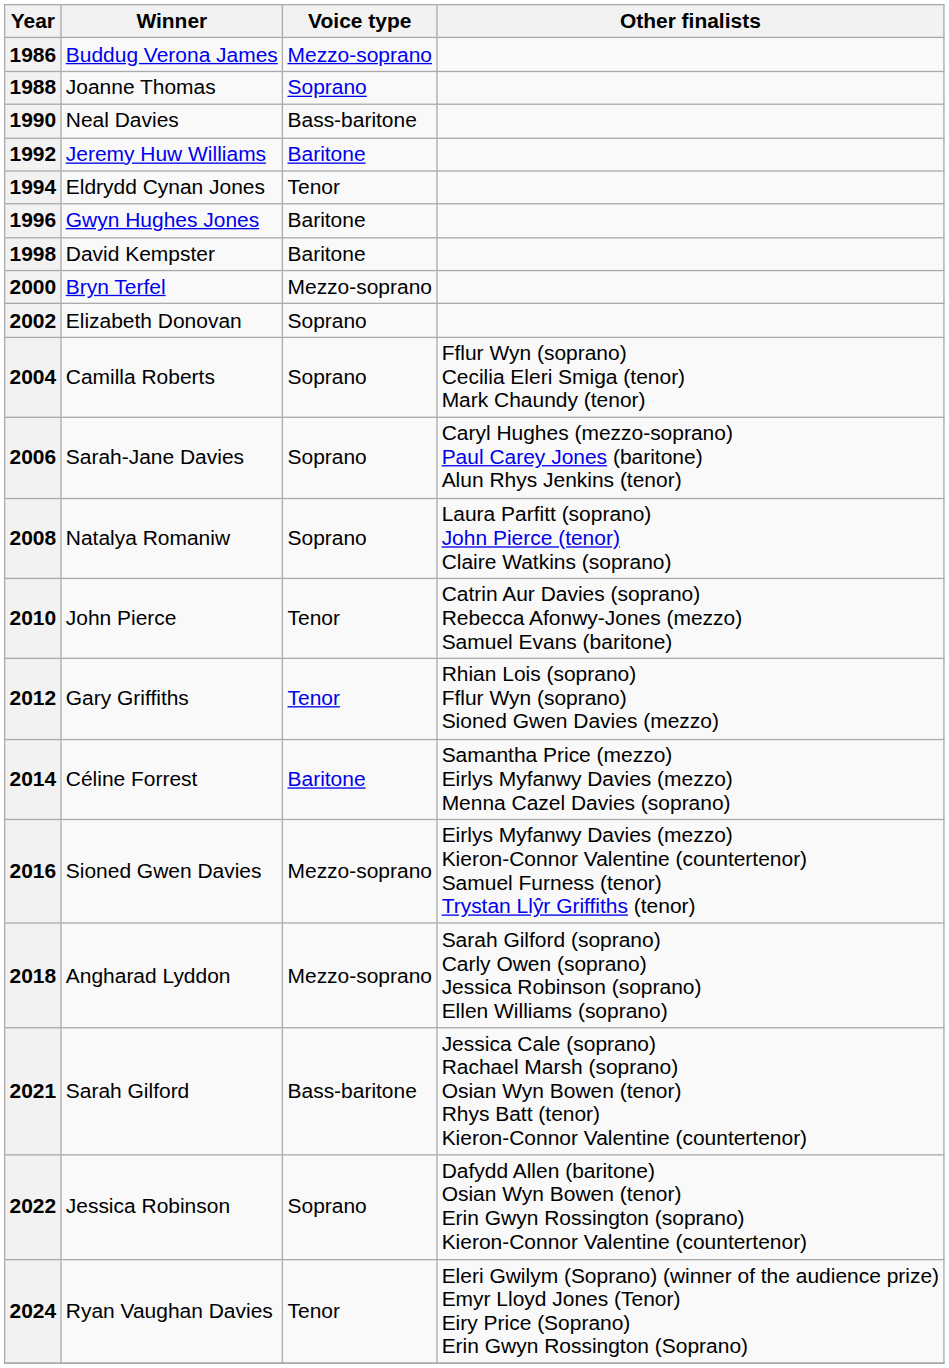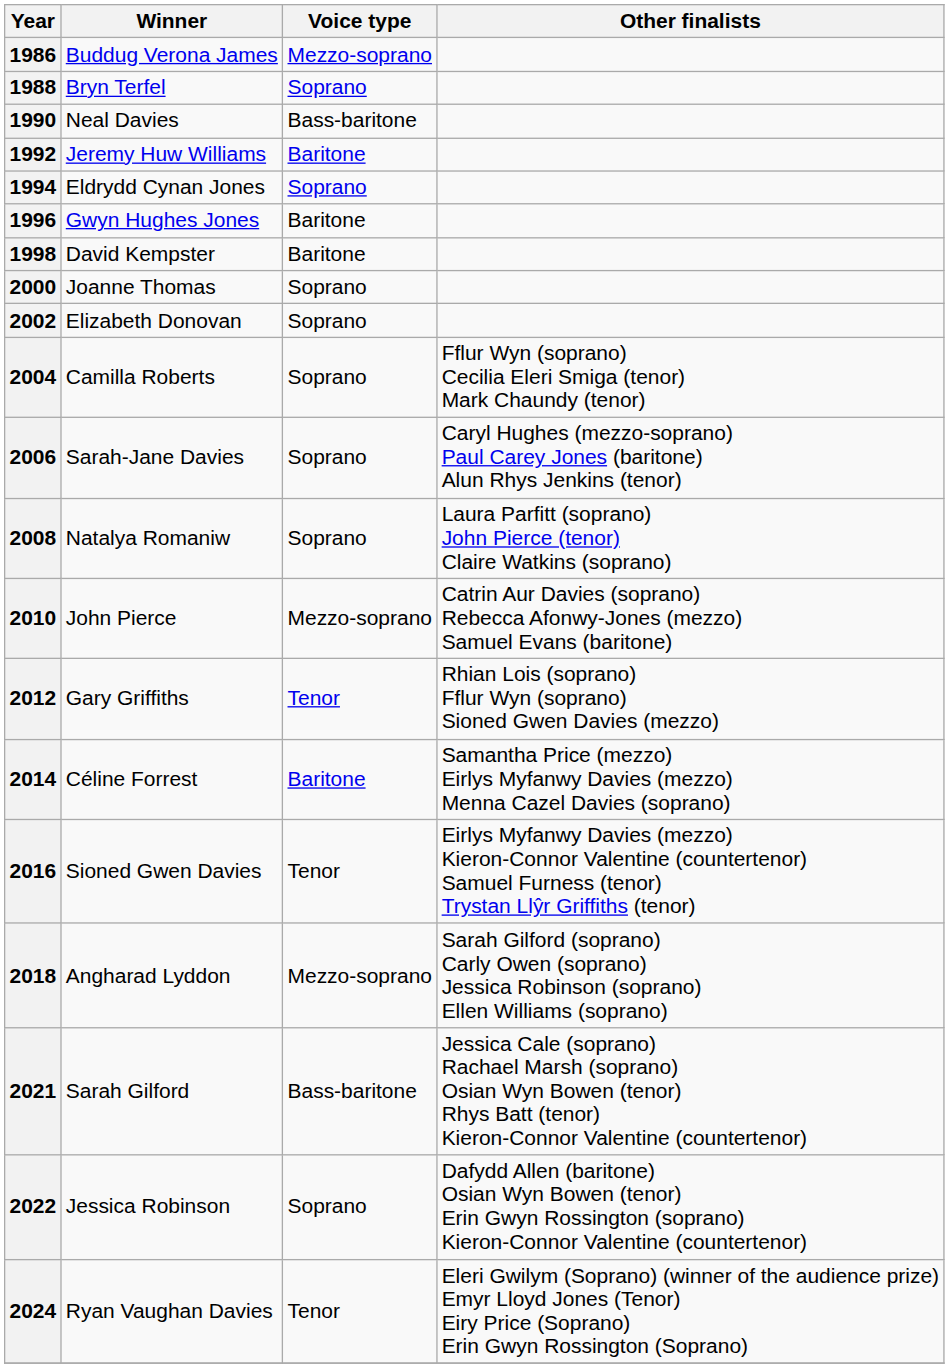(141, 87) Joanne Thomas -> (116, 87) Bryn Terfel
(314, 187) Tenor -> (327, 187) Soprano
(116, 287) Bryn Terfel -> (141, 287) Joanne Thomas
(360, 287) Mezzo-soprano -> (327, 287) Soprano
(314, 618) Tenor -> (360, 618) Mezzo-soprano
(360, 871) Mezzo-soprano -> (314, 871) Tenor
